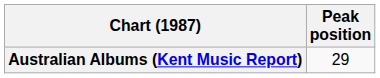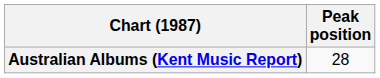(340, 60) 29 -> (340, 60) 28
